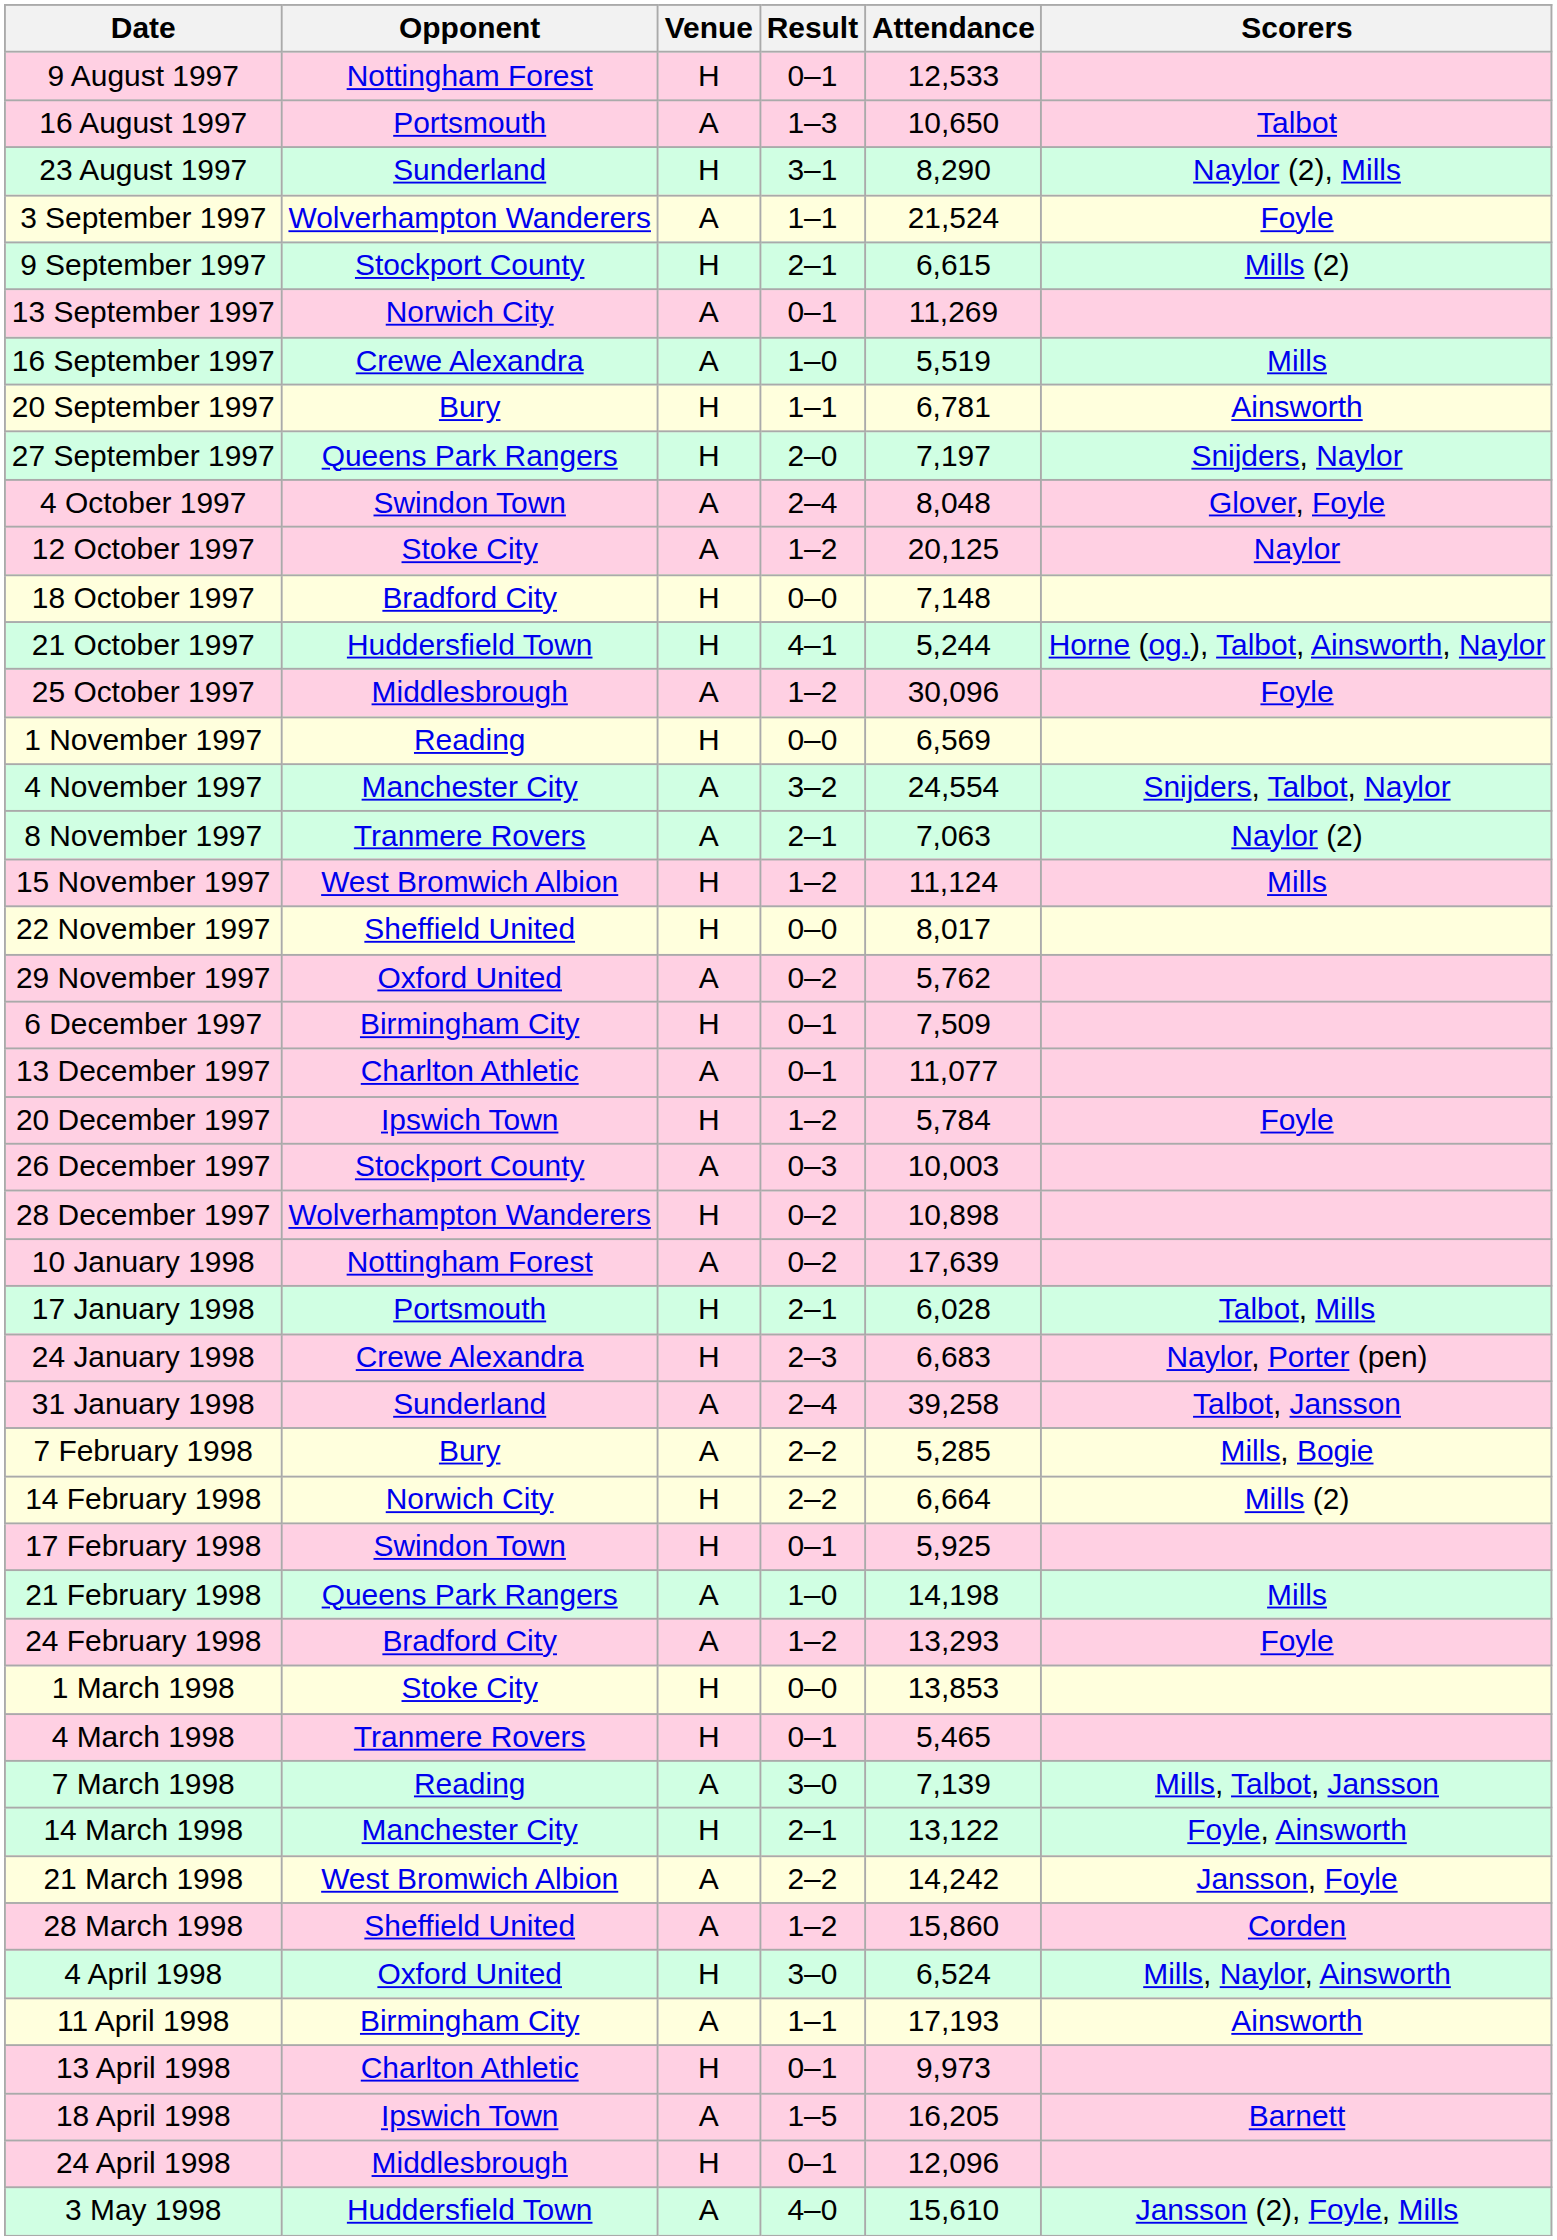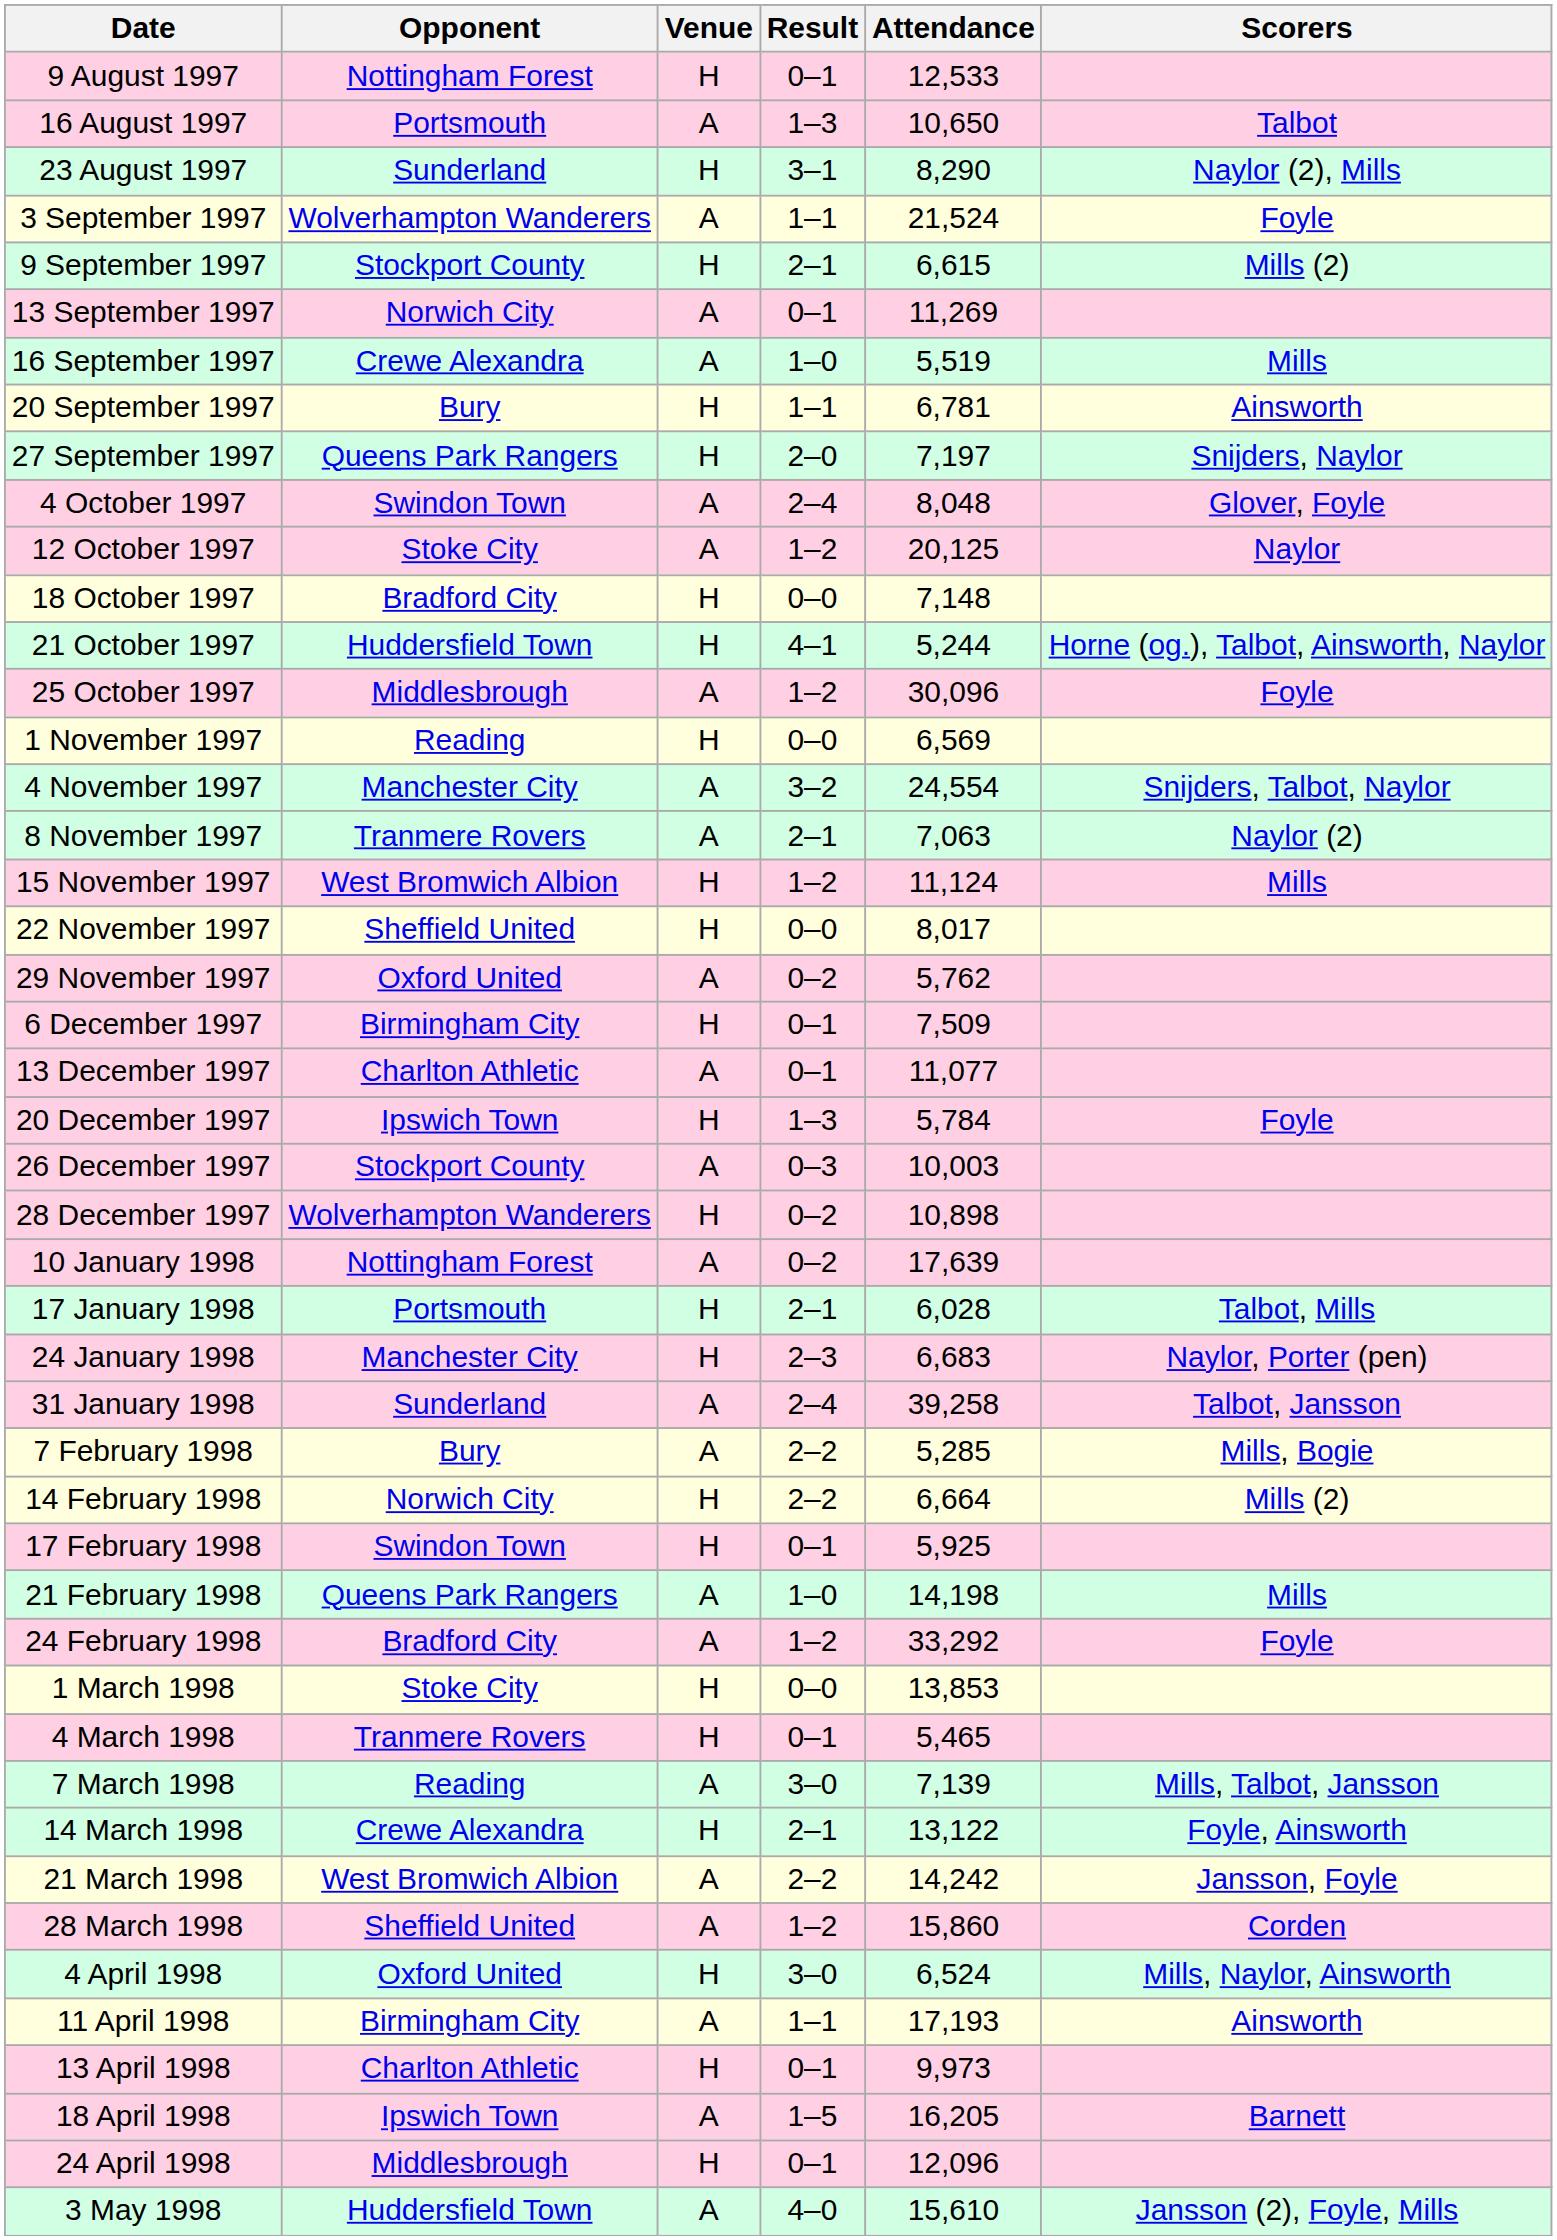(812, 1119) 1–2 -> (812, 1119) 1–3
(470, 1356) Crewe Alexandra -> (470, 1356) Manchester City
(953, 1641) 13,293 -> (953, 1641) 33,292
(470, 1831) Manchester City -> (470, 1831) Crewe Alexandra
